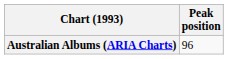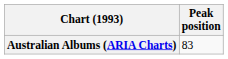(187, 44) 96 -> (187, 44) 83
